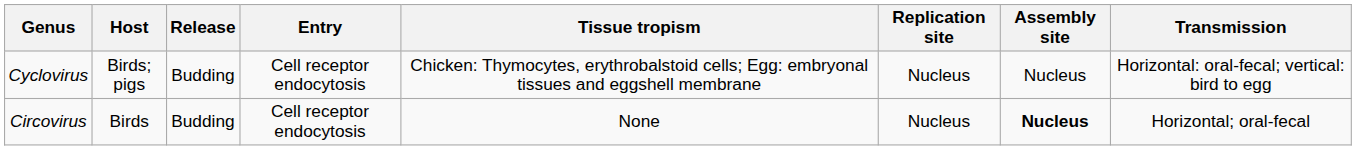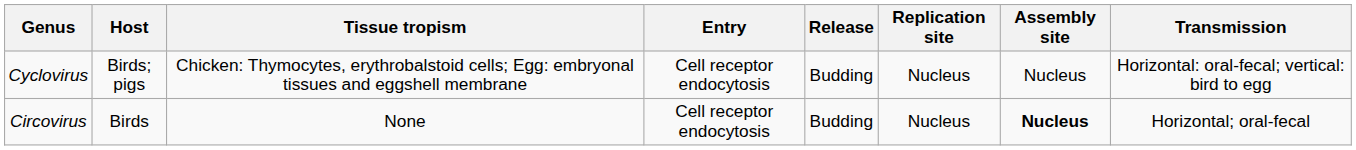columns swapped: (639, 27) <-> (203, 27)
